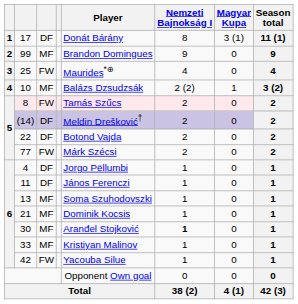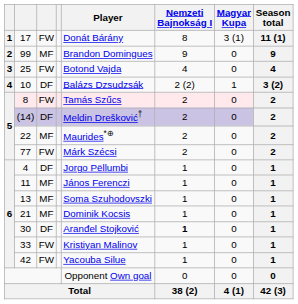(46, 38) DF -> (46, 38) FW
(88, 71) Maurides*⊕ -> (92, 69) Botond Vajda
(46, 87) MF -> (46, 84) DF
(46, 136) DF -> (46, 135) MF
(92, 136) Botond Vajda -> (88, 135) Maurides*⊕
(46, 183) DF -> (46, 183) MF
(46, 229) MF -> (46, 229) DF
(46, 244) MF -> (46, 244) FW
